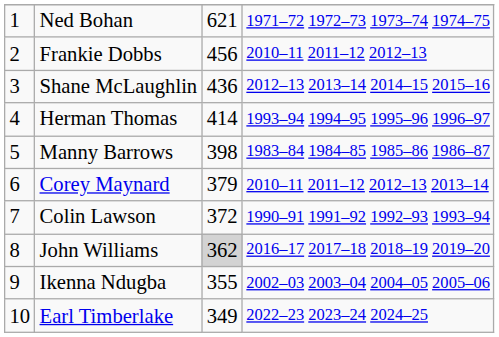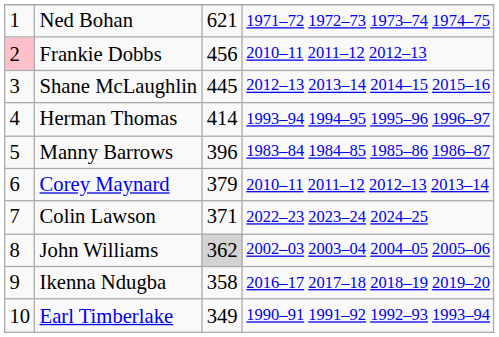(15, 53) no background -> (15, 53) pink background
(222, 86) 436 -> (222, 86) 445
(222, 151) 398 -> (222, 151) 396
(222, 217) 372 -> (222, 217) 371
(368, 217) 1990–91 1991–92 1992–93 1993–94 -> (337, 217) 2022–23 2023–24 2024–25
(368, 250) 2016–17 2017–18 2018–19 2019–20 -> (368, 250) 2002–03 2003–04 2004–05 2005–06
(222, 282) 355 -> (222, 282) 358
(368, 282) 2002–03 2003–04 2004–05 2005–06 -> (368, 282) 2016–17 2017–18 2018–19 2019–20
(337, 315) 2022–23 2023–24 2024–25 -> (368, 315) 1990–91 1991–92 1992–93 1993–94
